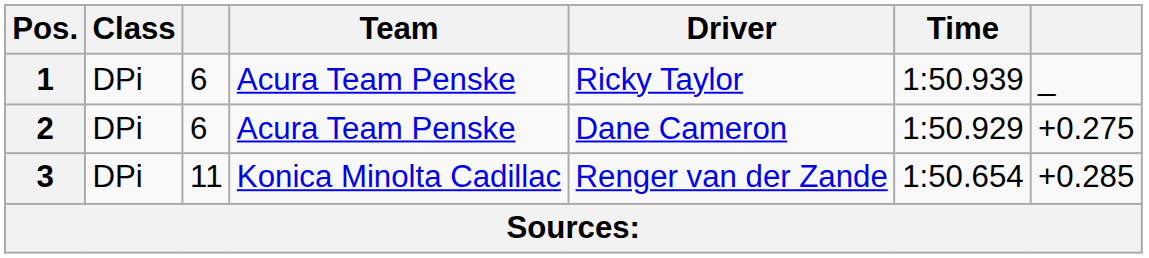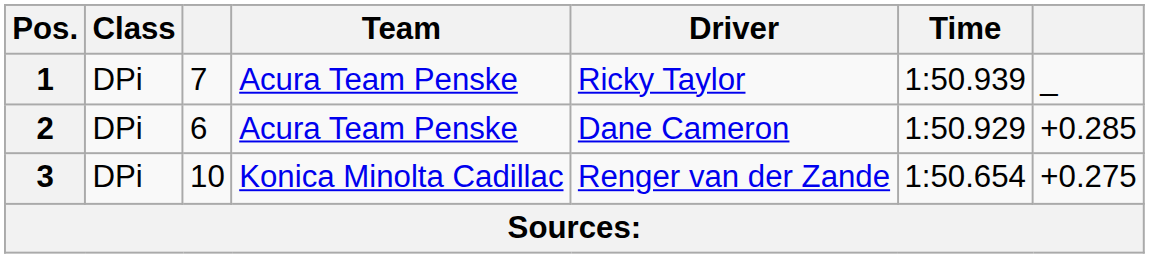(199, 78) 6 -> (199, 78) 7
(1086, 128) +0.275 -> (1088, 128) +0.285
(206, 177) 11 -> (207, 177) 10
(1086, 177) +0.285 -> (1088, 177) +0.275
